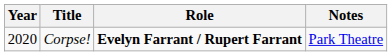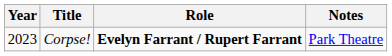(22, 39) 2020 -> (22, 39) 2023
